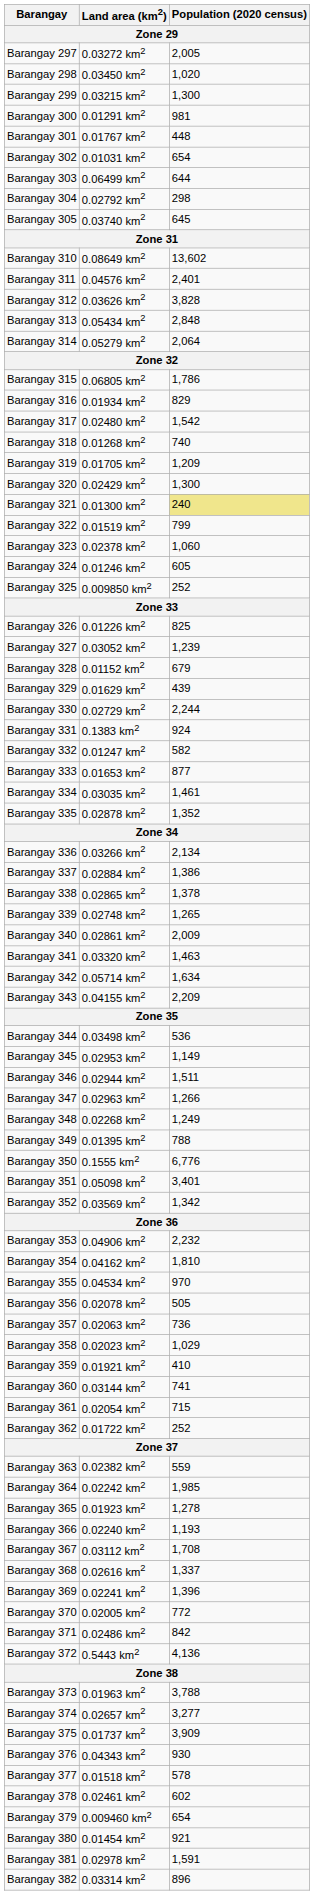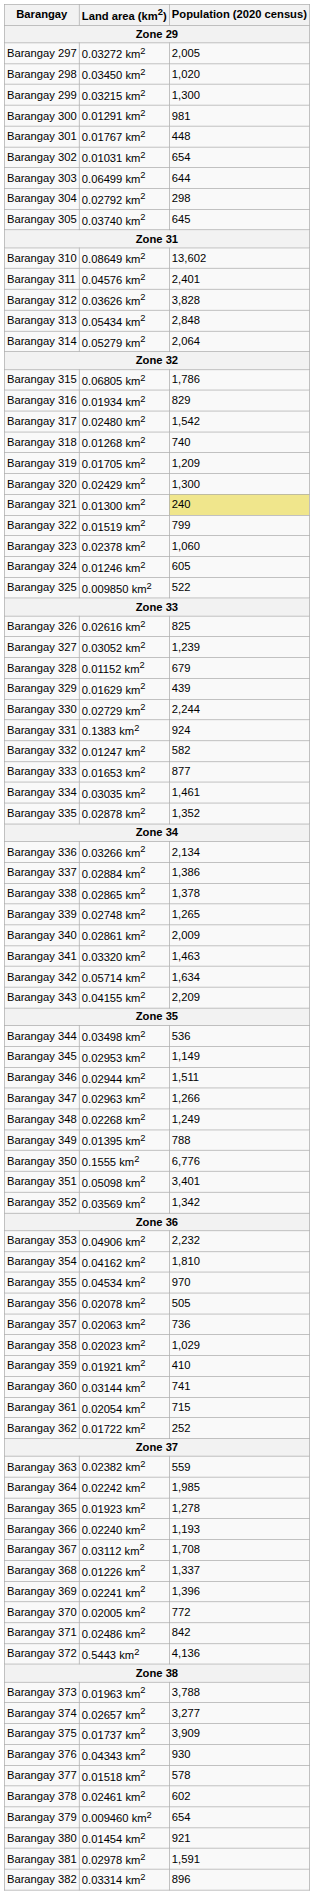(181, 587) 252 -> (181, 587) 522
(114, 626) 0.01226 km2 -> (114, 626) 0.02616 km2
(114, 1570) 0.02616 km2 -> (114, 1570) 0.01226 km2
